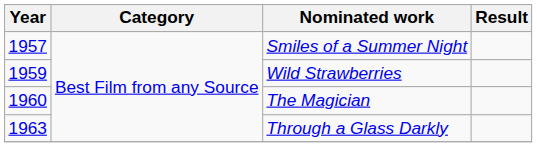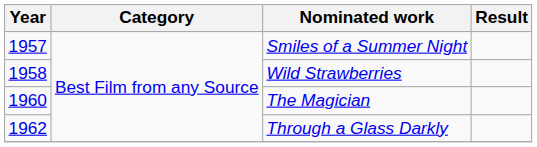(28, 73) 1959 -> (28, 73) 1958
(28, 127) 1963 -> (28, 127) 1962
